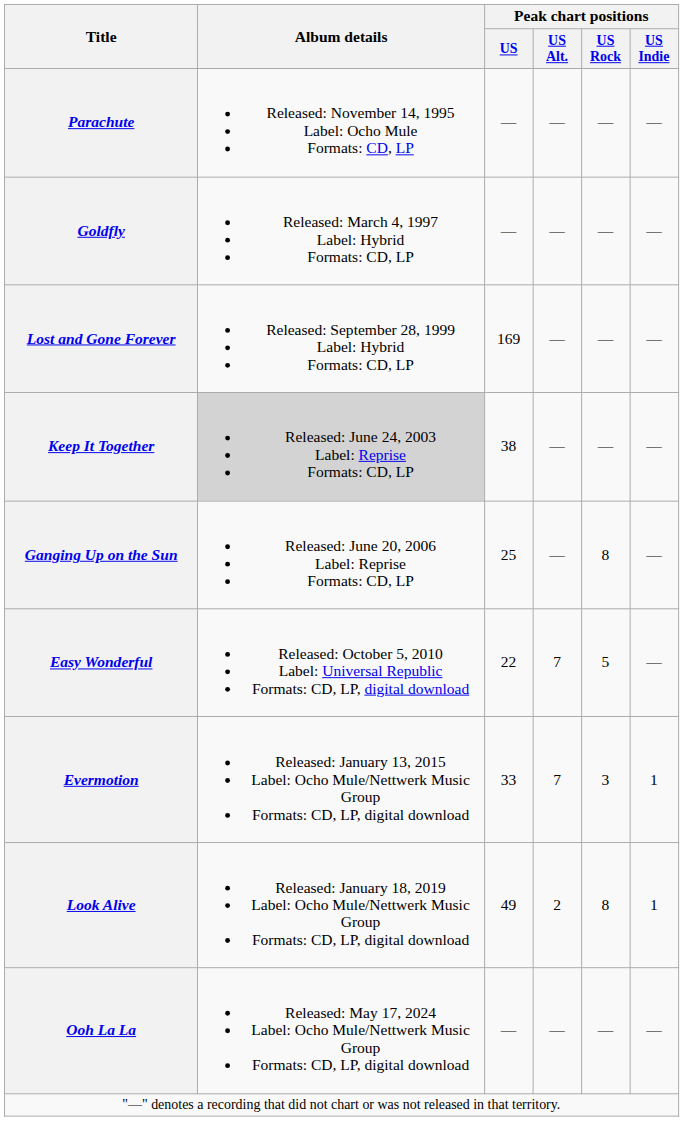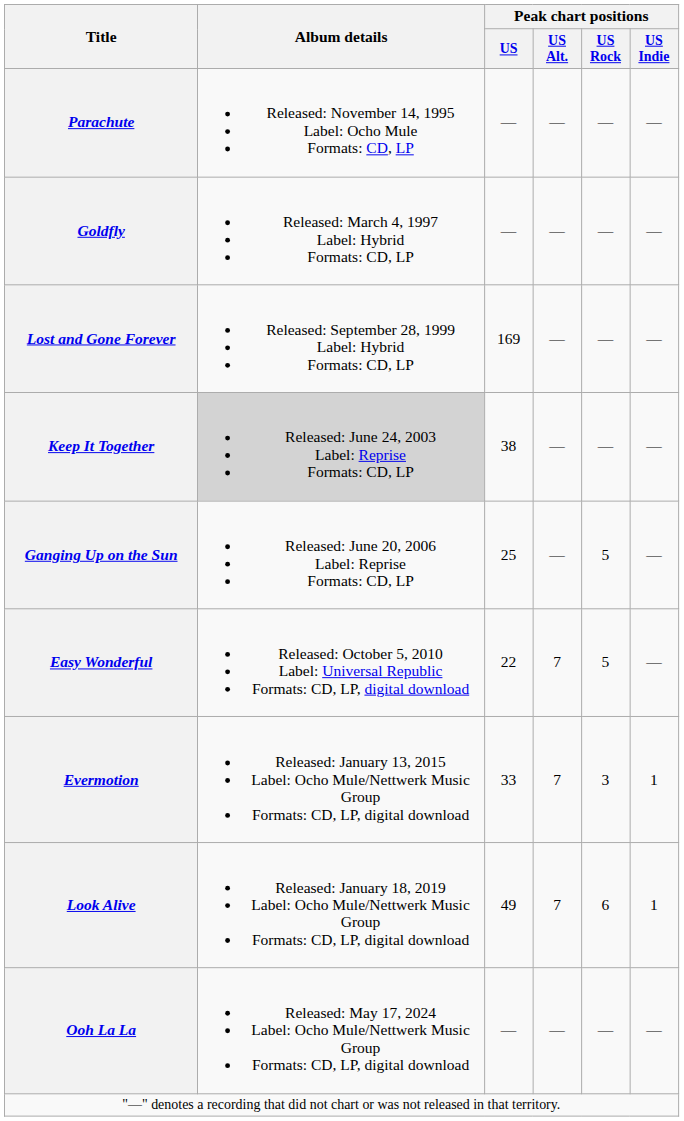(605, 554) 8 -> (605, 554) 5
(557, 905) 2 -> (557, 905) 7
(605, 905) 8 -> (605, 905) 6
